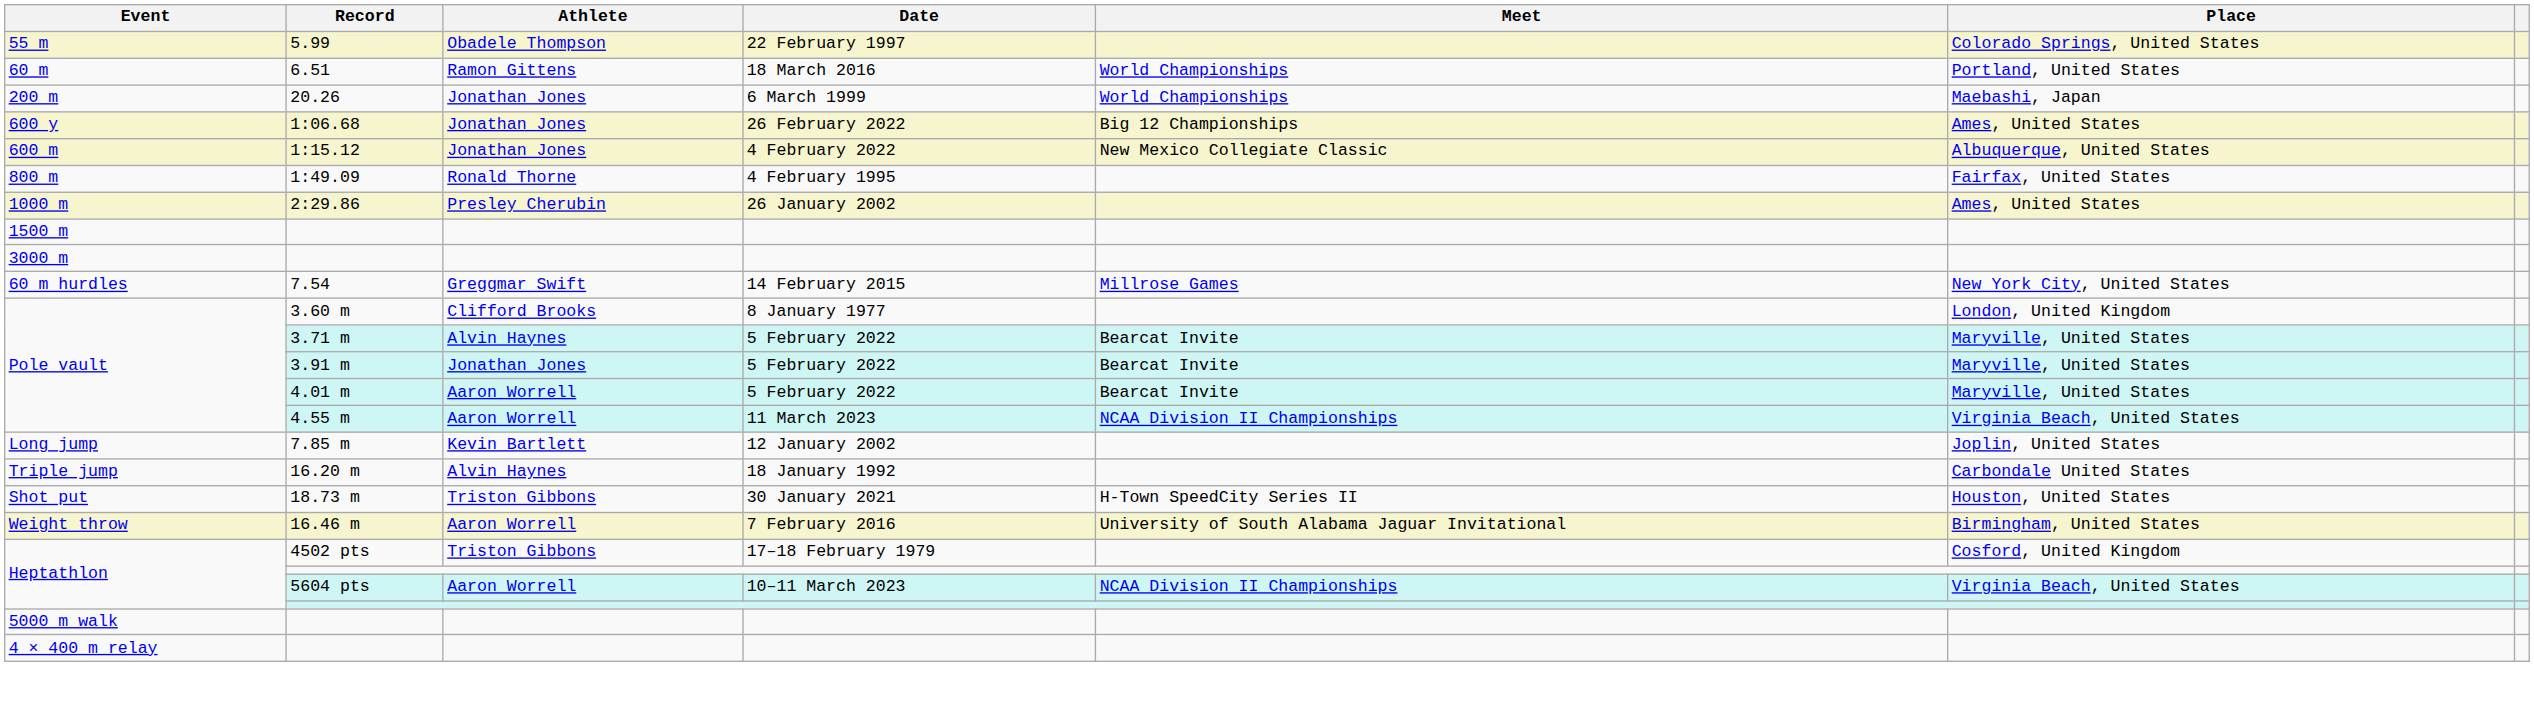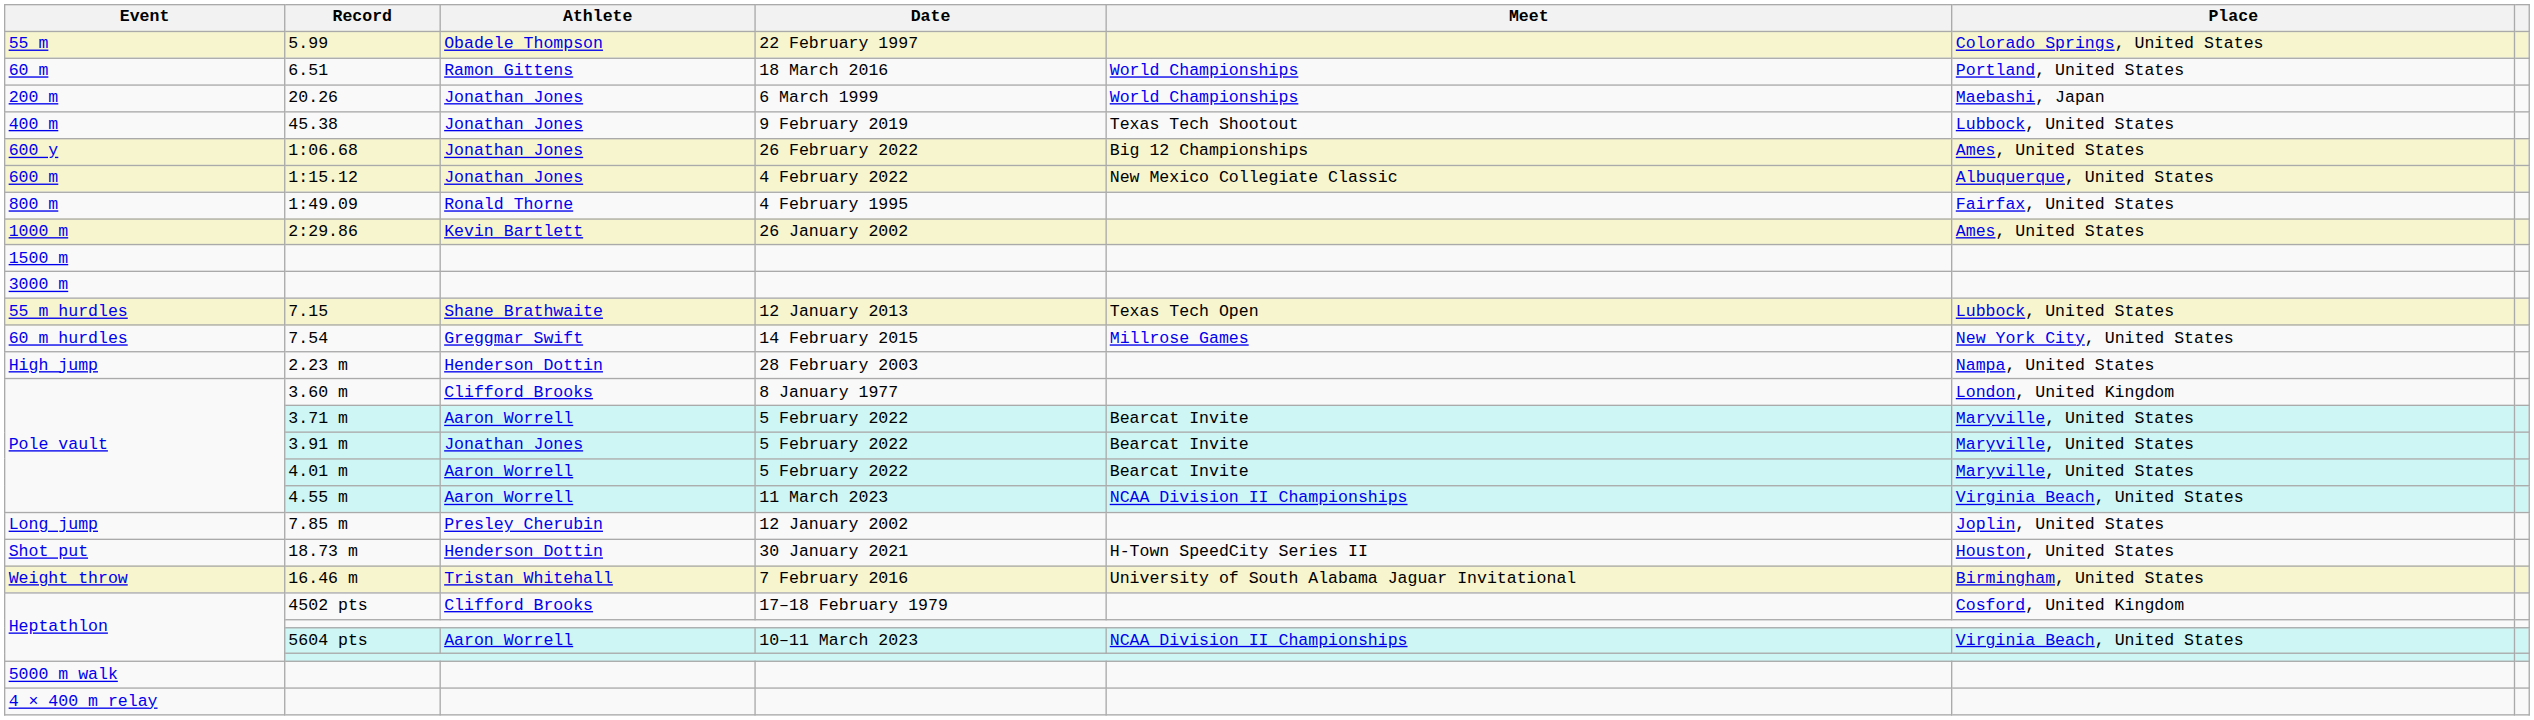+ row: (33, 125)
(527, 205) Presley Cherubin -> (514, 232) Kevin Bartlett
+ row: (68, 312)
+ row: (53, 366)
(507, 339) Alvin Haynes -> (509, 419) Aaron Worrell
(517, 446) Kevin Bartlett -> (524, 526) Presley Cherubin
- row: (63, 473)
(522, 499) Triston Gibbons -> (524, 553) Henderson Dottin
(512, 526) Aaron Worrell -> (529, 579) Tristan Whitehall
(522, 553) Triston Gibbons -> (519, 606) Clifford Brooks
